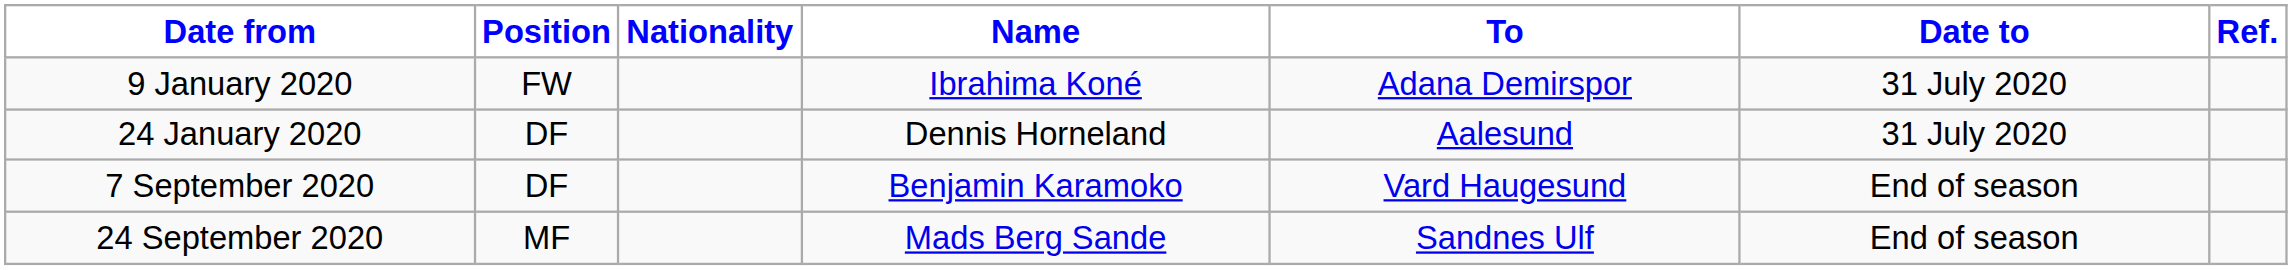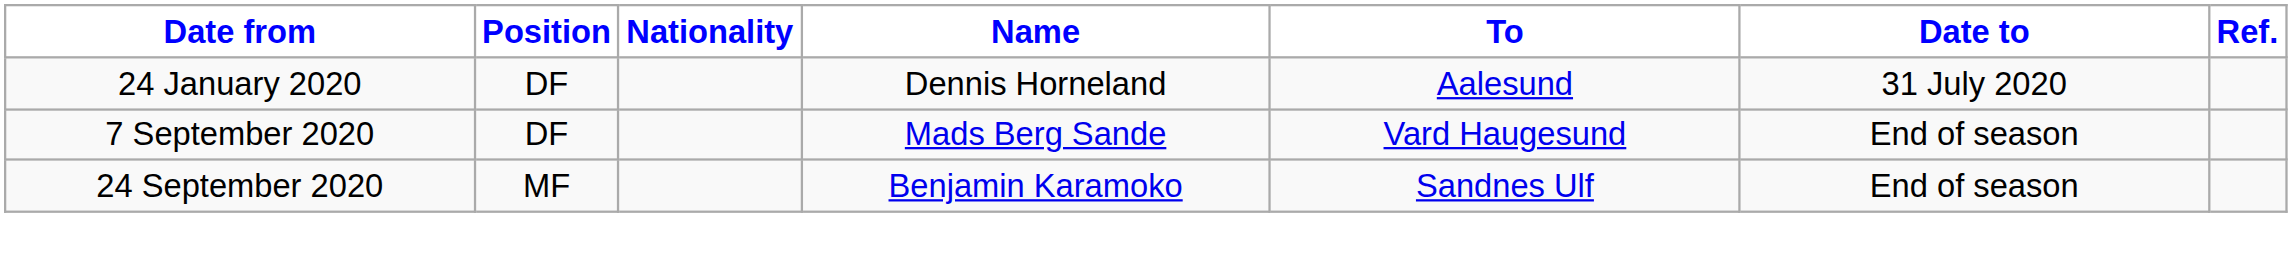- row: (240, 83)
(1036, 186) Benjamin Karamoko -> (1036, 135) Mads Berg Sande
(1036, 238) Mads Berg Sande -> (1036, 186) Benjamin Karamoko
